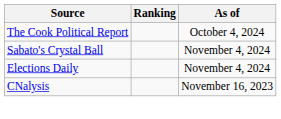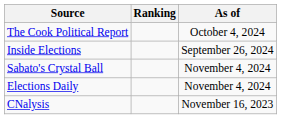+ row: (44, 50)
